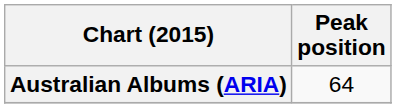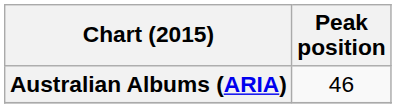(341, 84) 64 -> (341, 84) 46
